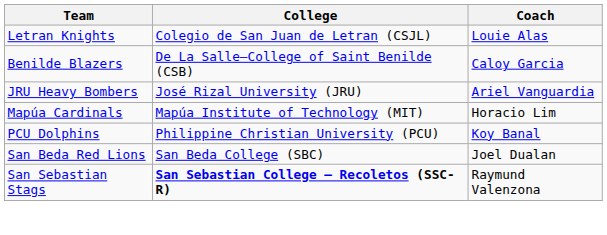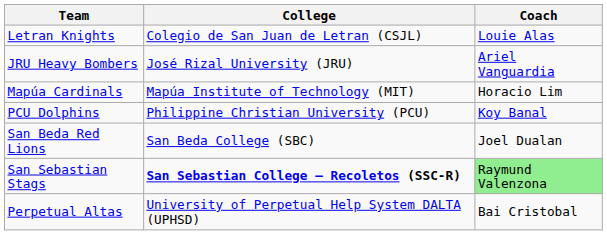- row: (65, 64)
(506, 182) no background -> (512, 176) lightgreen background
+ row: (65, 212)
